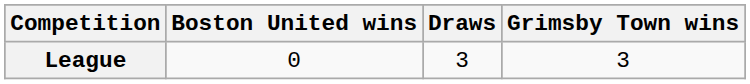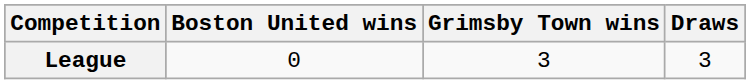columns swapped: (462, 23) <-> (623, 23)
